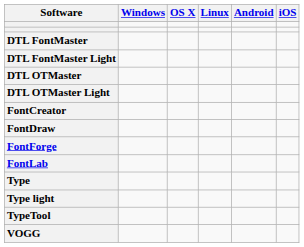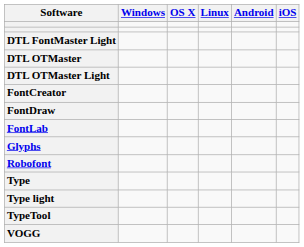- row: (47, 40)
- row: (32, 145)
+ row: (24, 145)
+ row: (29, 163)
